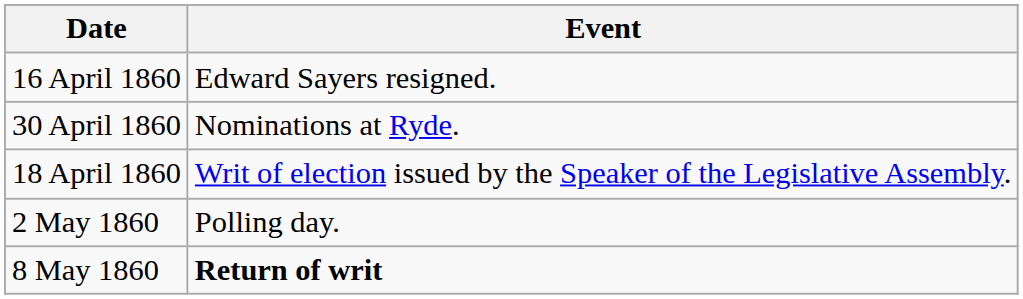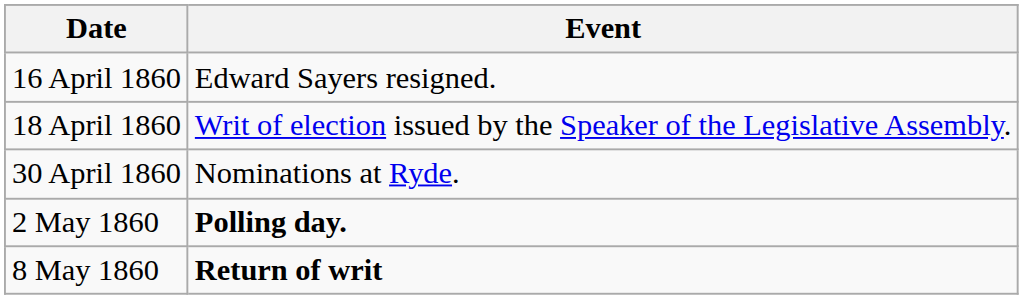rows swapped: (96, 173) <-> (96, 125)
(267, 221) normal -> (271, 221) bold
